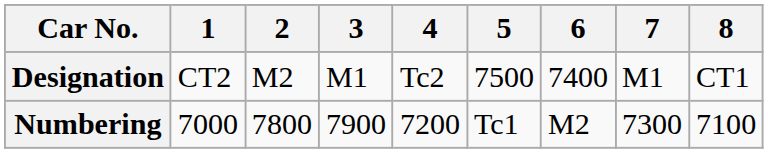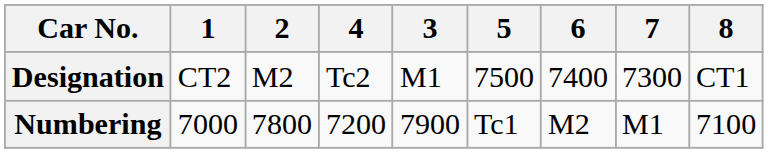columns swapped: (356, 28) <-> (430, 28)
(643, 76) M1 -> (652, 76) 7300
(652, 123) 7300 -> (643, 123) M1
